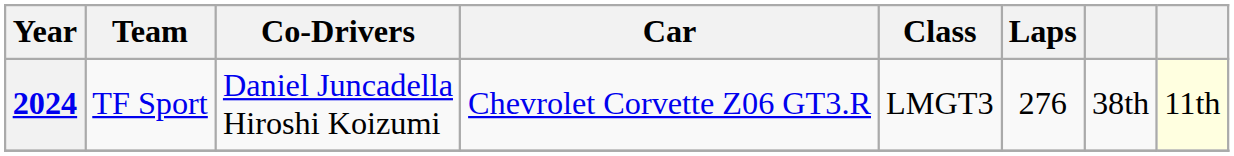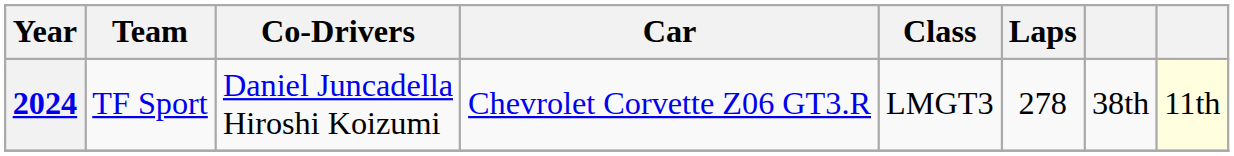(1043, 103) 276 -> (1043, 103) 278
